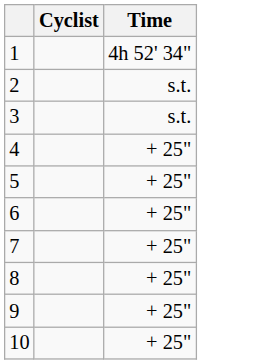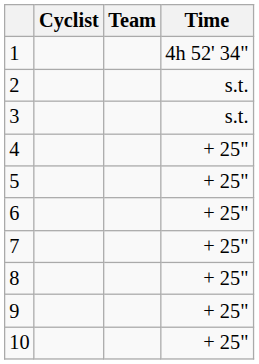+ column: (132, 20)
